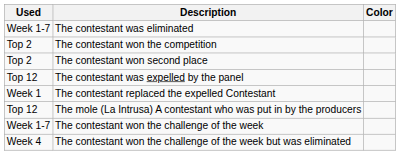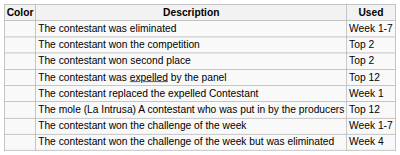columns swapped: (379, 12) <-> (28, 12)
